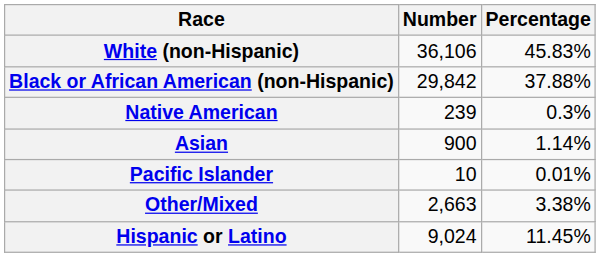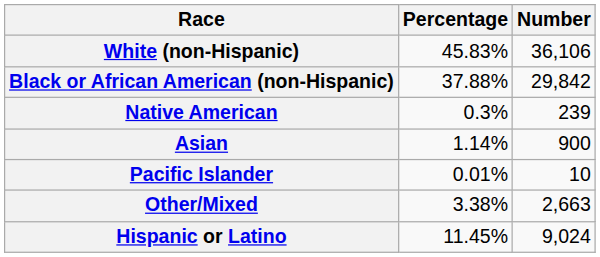columns swapped: (440, 19) <-> (538, 19)
